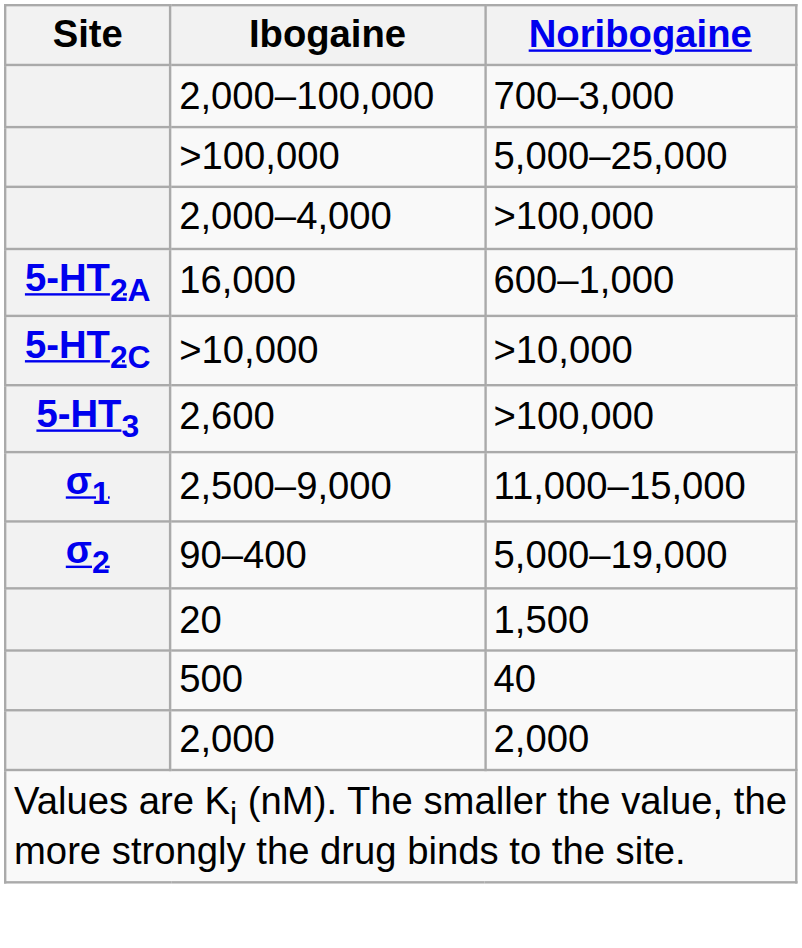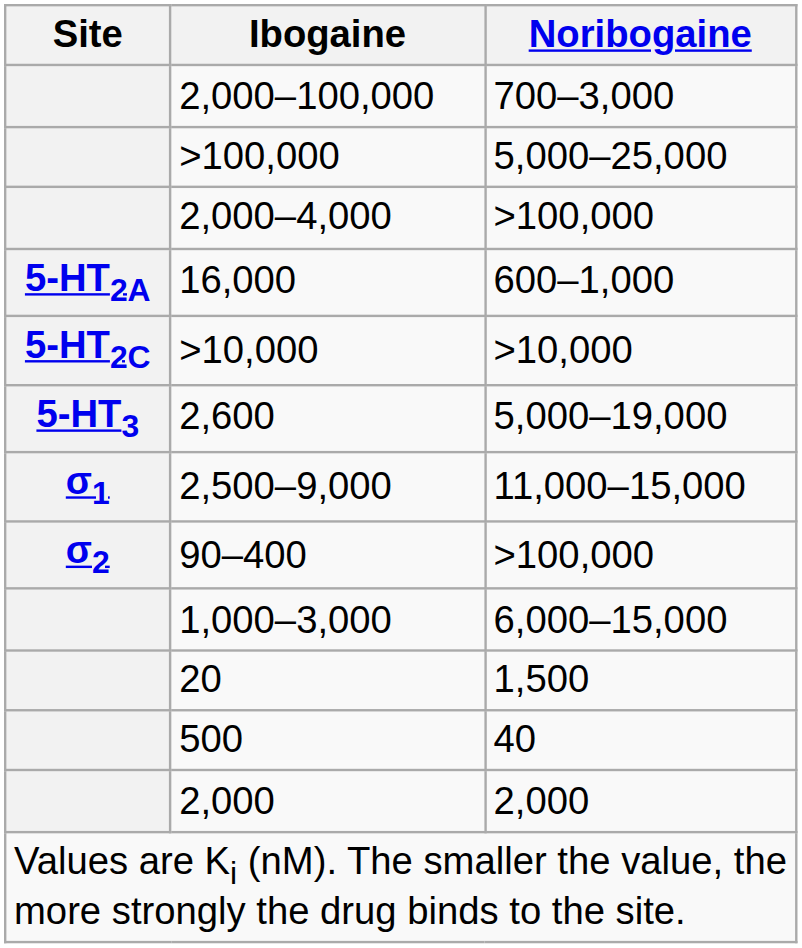(574, 417) >100,000 -> (610, 417) 5,000–19,000
(610, 554) 5,000–19,000 -> (574, 554) >100,000
+ row: (286, 618)
